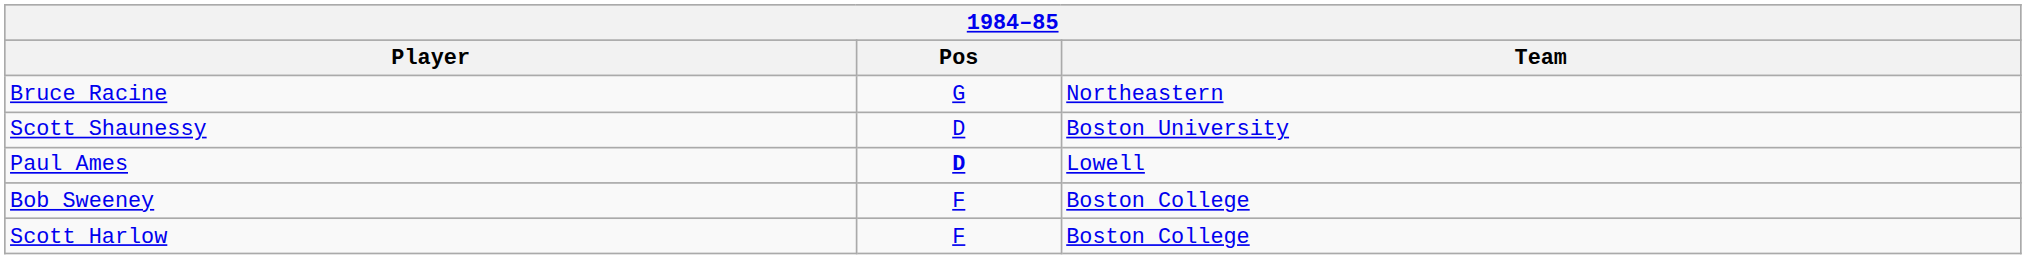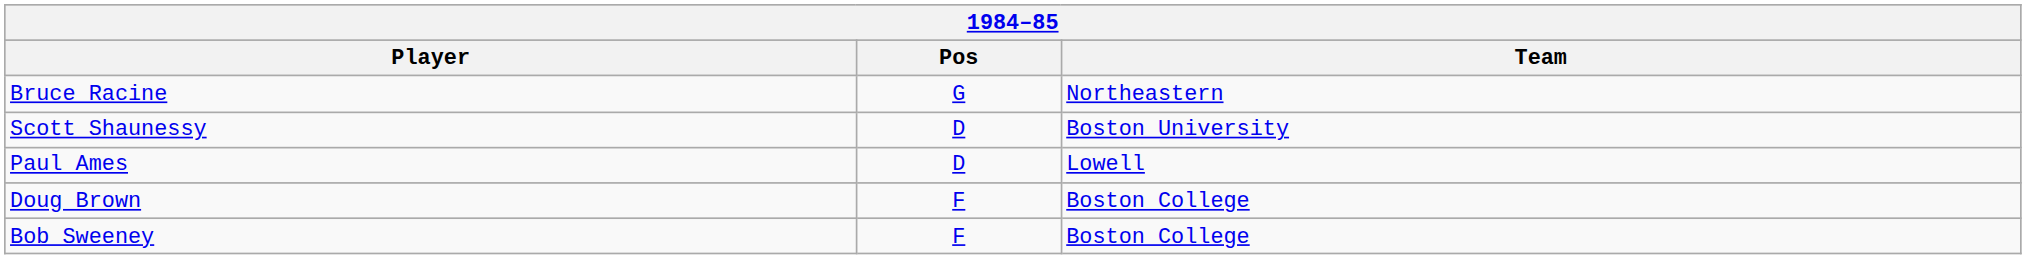(959, 165) bold -> (959, 165) normal
+ row: (76, 201)
- row: (89, 236)
